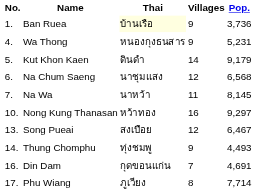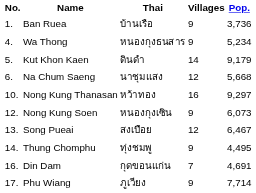(137, 24) lightyellow background -> (137, 24) no background
(239, 41) 5,231 -> (239, 41) 5,234
(239, 77) 6,568 -> (239, 77) 5,668
- row: (38, 94)
+ row: (60, 112)
(239, 147) 4,493 -> (239, 147) 4,495
(191, 183) 8 -> (191, 183) 9
